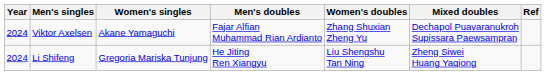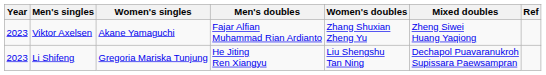(17, 33) 2024 -> (17, 33) 2023
(465, 33) Dechapol Puavaranukroh Supissara Paewsampran -> (444, 33) Zheng Siwei Huang Yaqiong
(17, 58) 2024 -> (17, 58) 2023
(444, 58) Zheng Siwei Huang Yaqiong -> (465, 58) Dechapol Puavaranukroh Supissara Paewsampran
